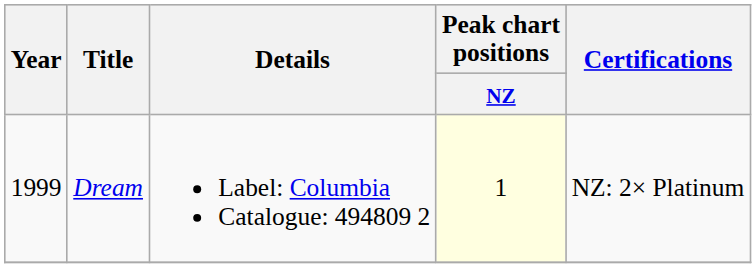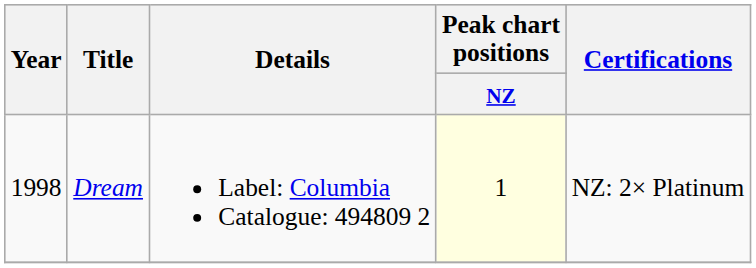(36, 188) 1999 -> (36, 188) 1998
